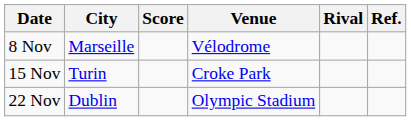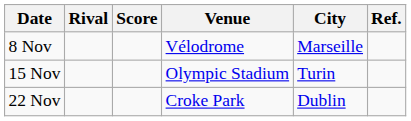columns swapped: (343, 18) <-> (101, 18)
(231, 73) Croke Park -> (227, 73) Olympic Stadium
(253, 101) Olympic Stadium -> (205, 101) Croke Park
